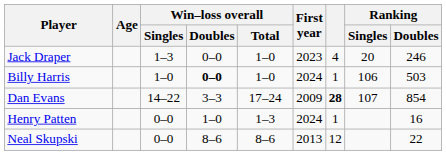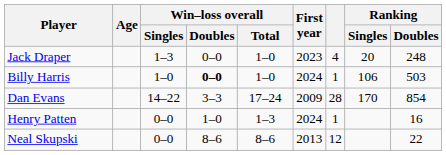(416, 56) 246 -> (416, 56) 248
(335, 98) bold -> (335, 98) normal
(368, 98) 107 -> (368, 98) 170
